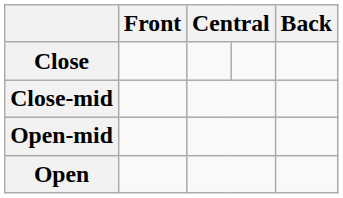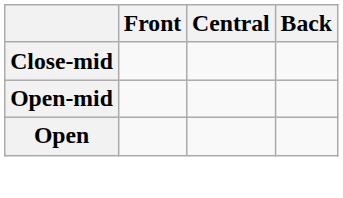- row: (62, 60)
